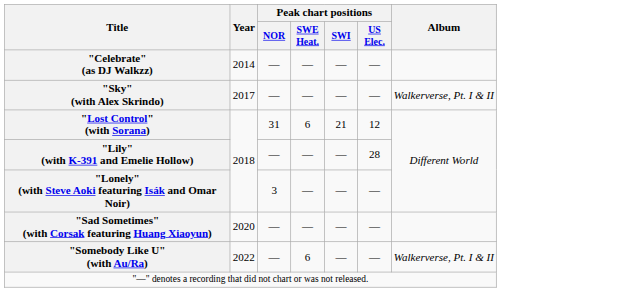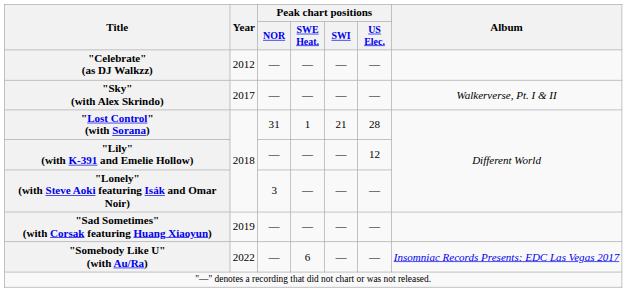(244, 65) 2014 -> (244, 65) 2012
(308, 124) 6 -> (308, 124) 1
(375, 124) 12 -> (375, 124) 28
(375, 154) 28 -> (375, 154) 12
(244, 227) 2020 -> (244, 227) 2019
(444, 257) Walkerverse, Pt. I & II -> (507, 257) Insomniac Records Presents: EDC Las Vegas 2017
